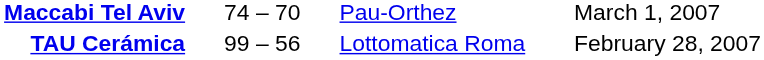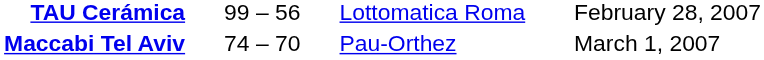rows swapped: (108, 44) <-> (95, 12)
